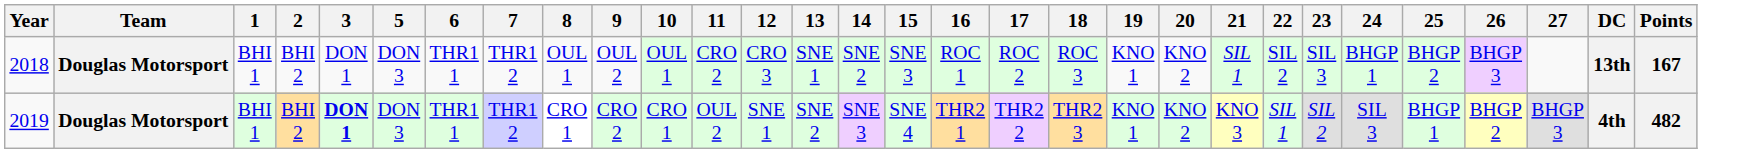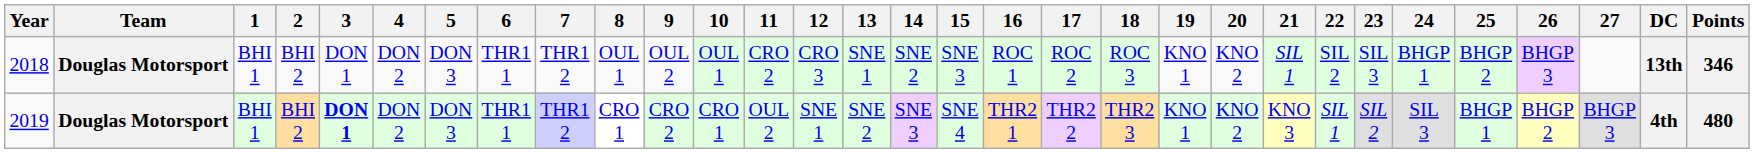+ column: (399, 20)
(1666, 64) 167 -> (1718, 64) 346
(1666, 120) 482 -> (1718, 120) 480
